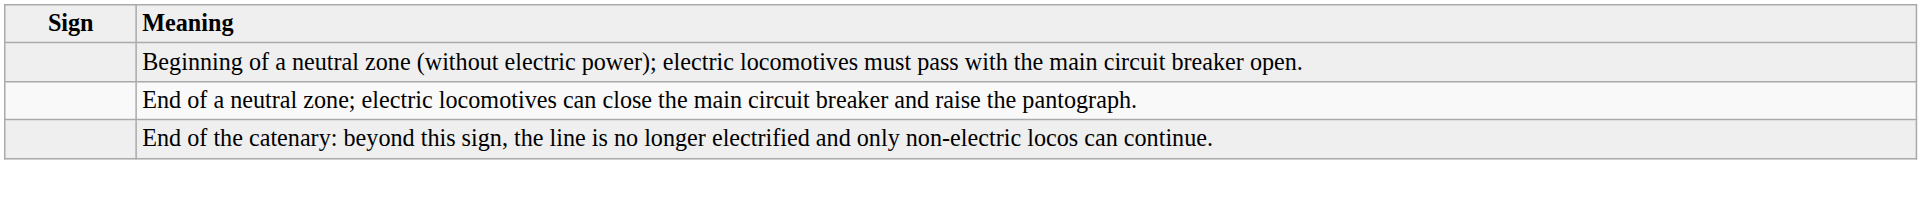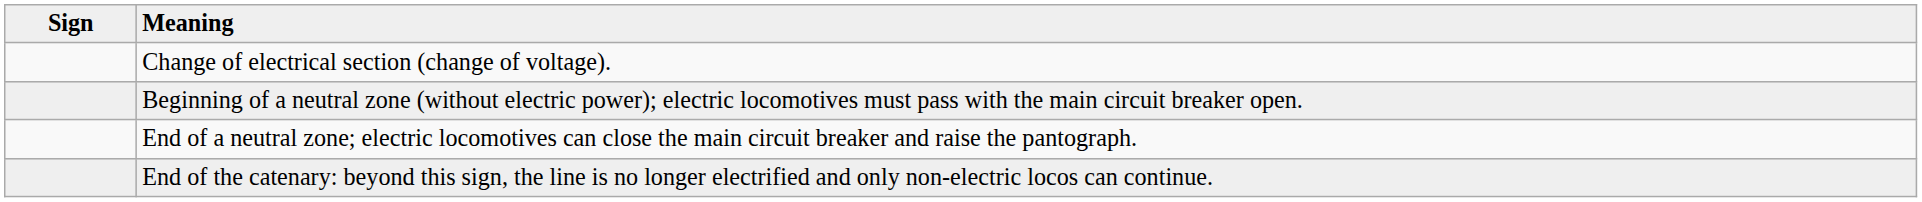+ row: (377, 61)
